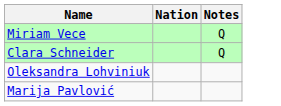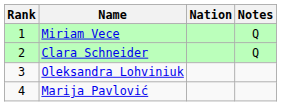+ column: (22, 14)
